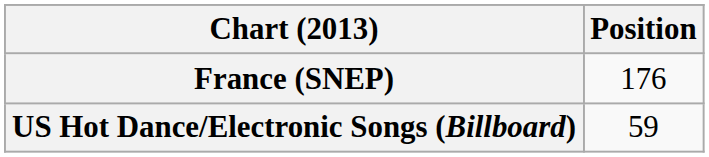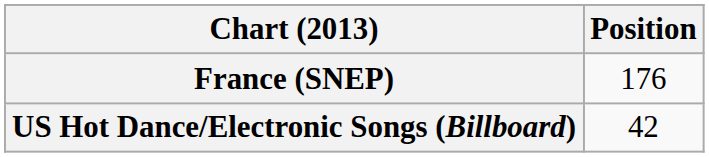(643, 126) 59 -> (643, 126) 42
